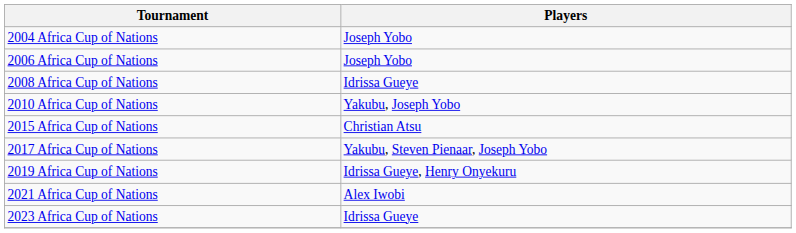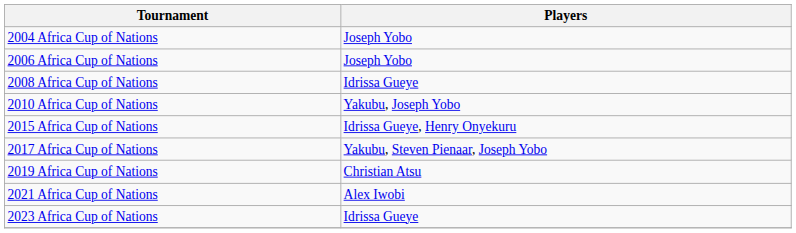(382, 127) Christian Atsu -> (430, 127) Idrissa Gueye, Henry Onyekuru
(430, 171) Idrissa Gueye, Henry Onyekuru -> (382, 171) Christian Atsu
